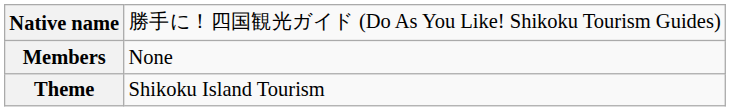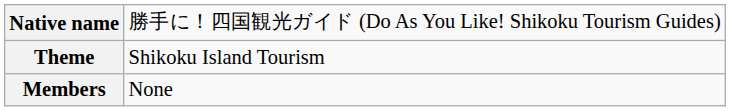rows swapped: (64, 89) <-> (64, 57)
